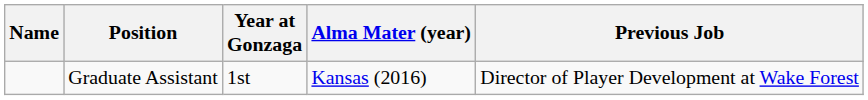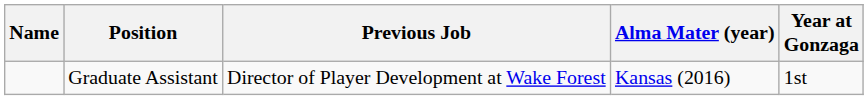columns swapped: (265, 33) <-> (670, 33)
